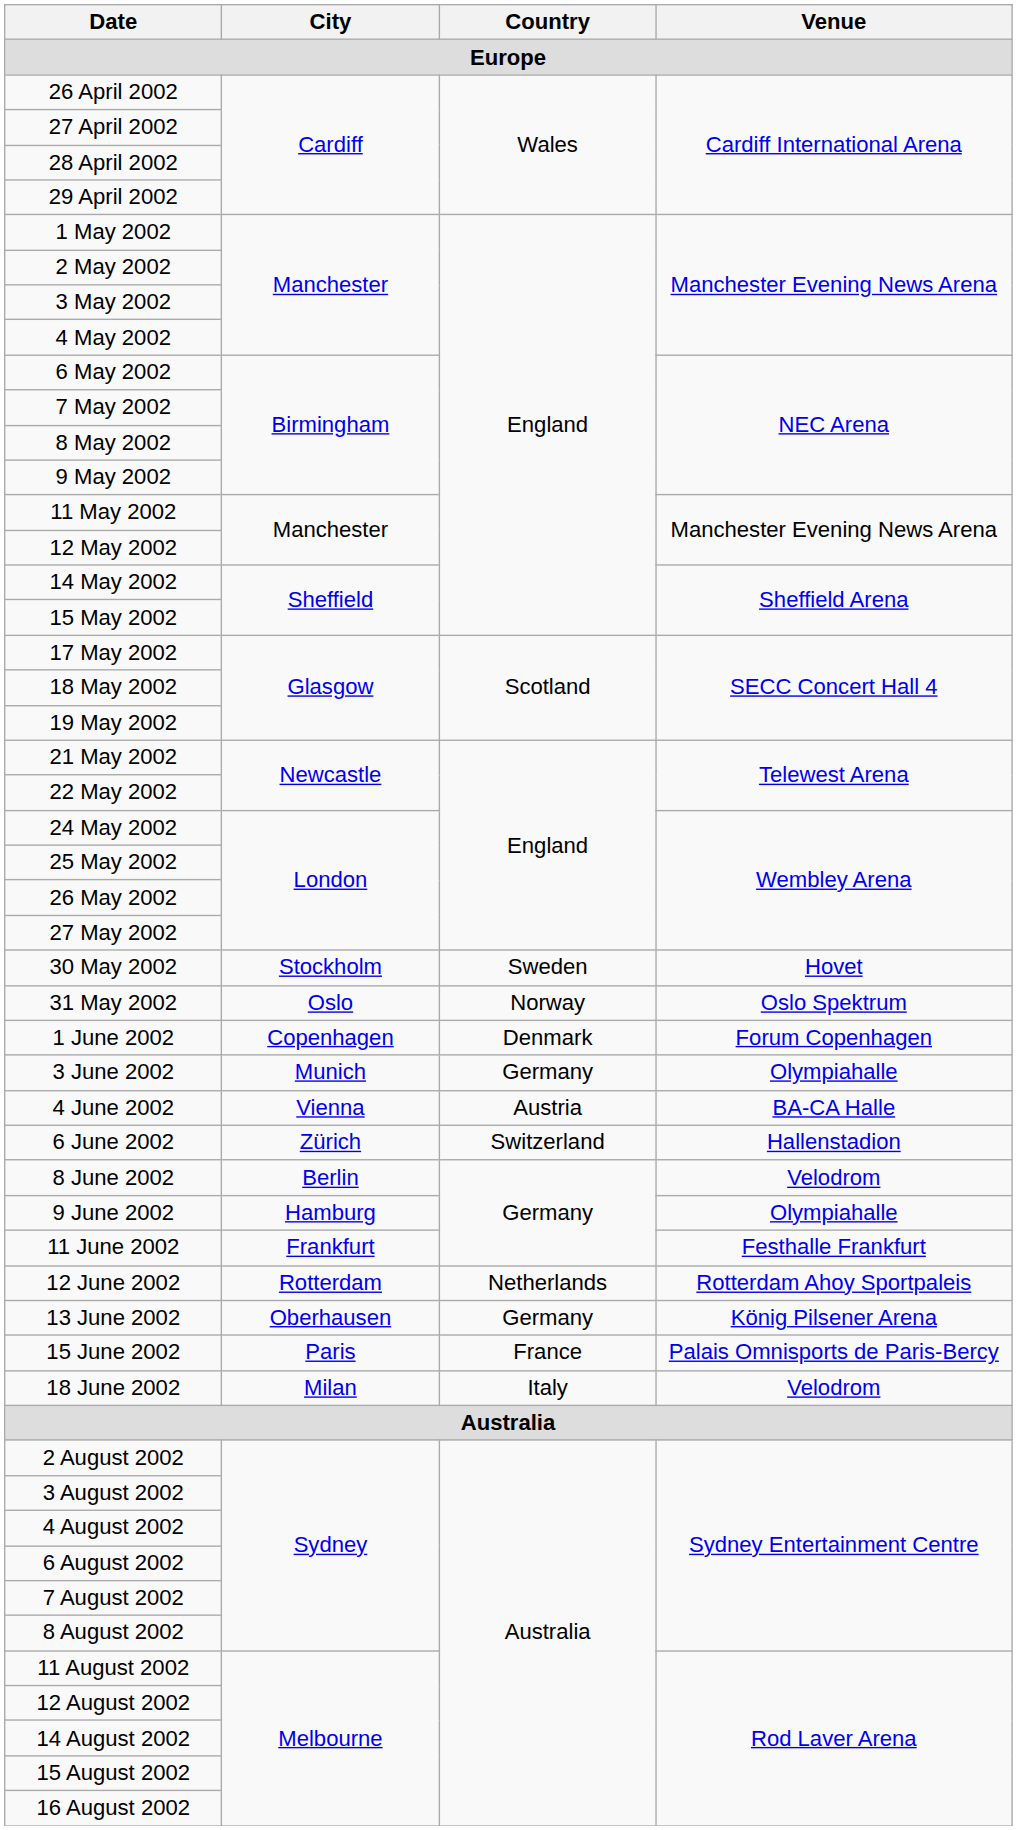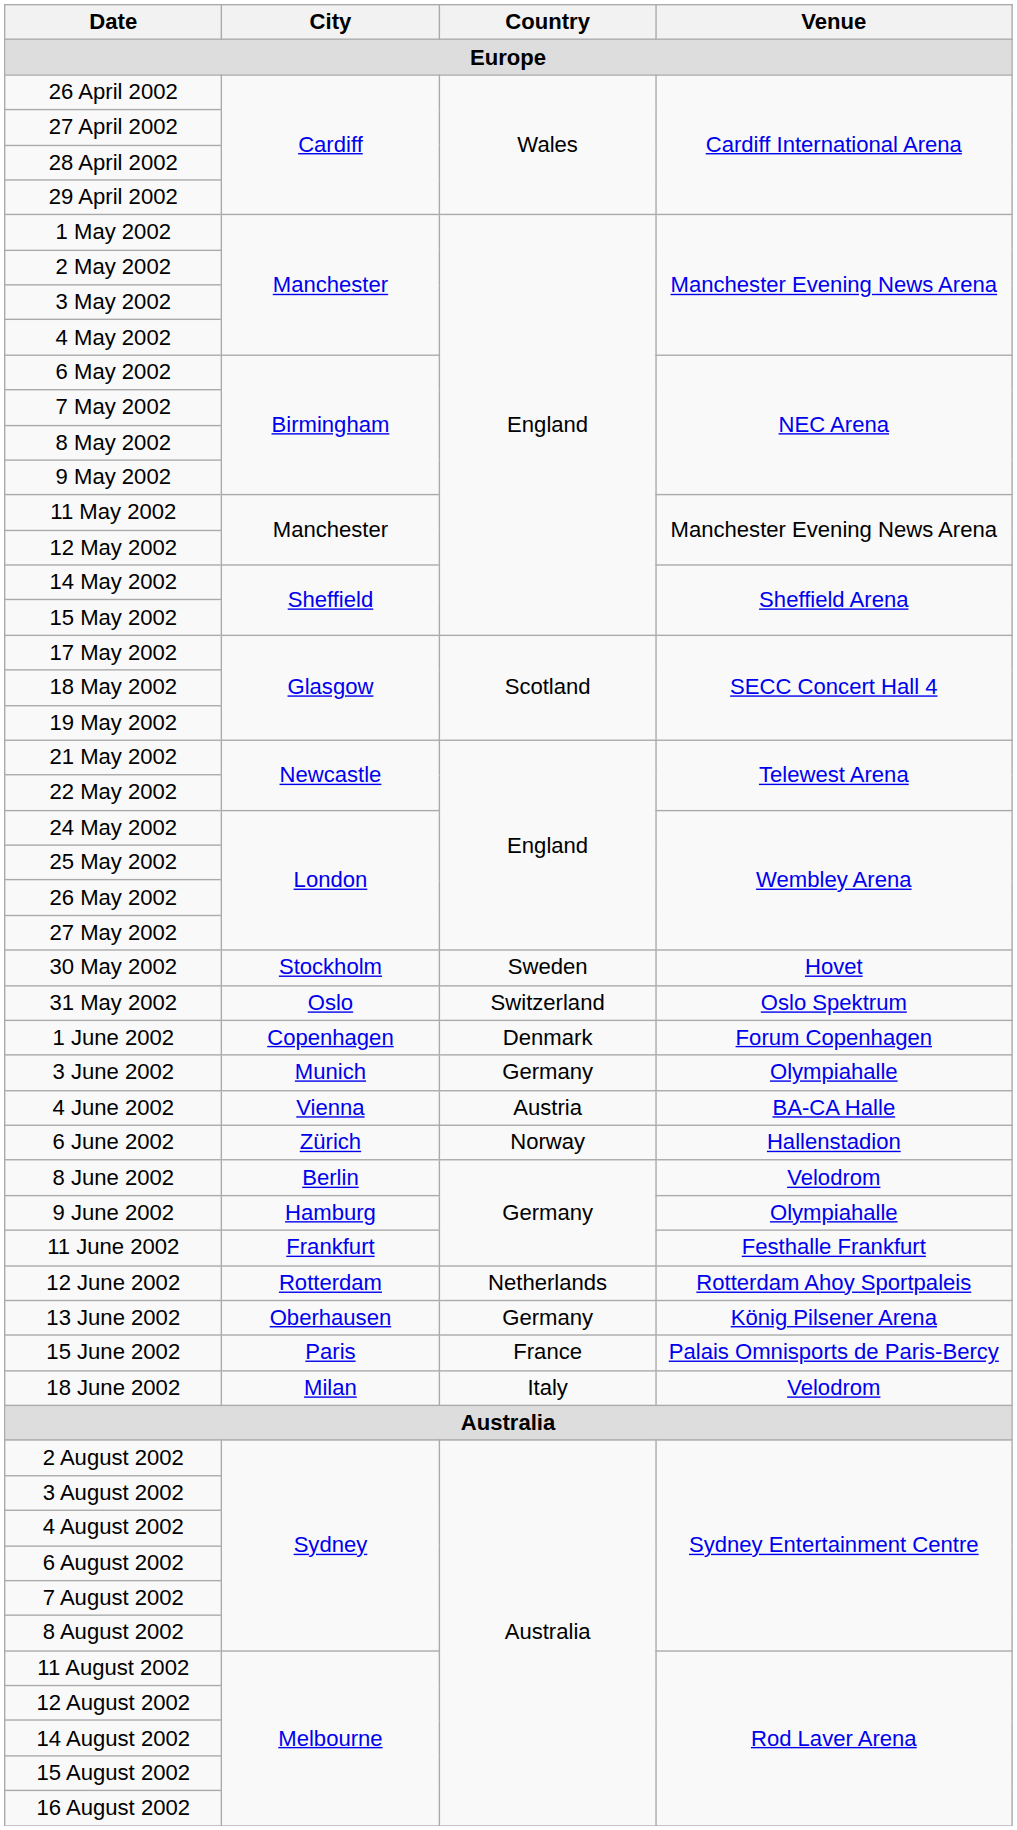(548, 1002) Norway -> (548, 1002) Switzerland
(548, 1142) Switzerland -> (548, 1142) Norway
